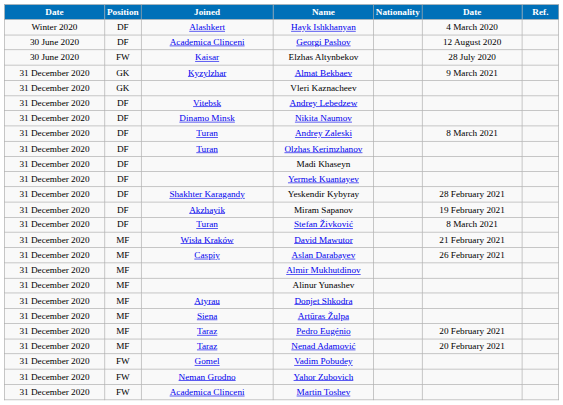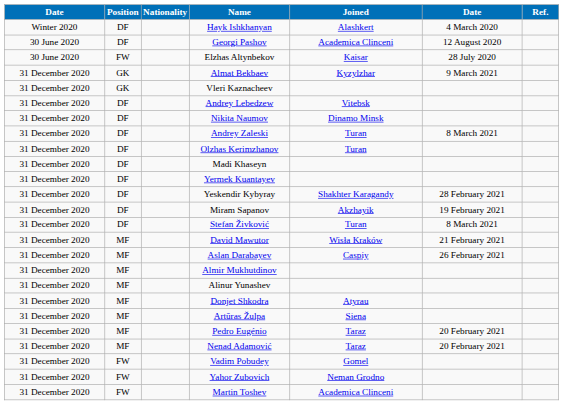columns swapped: (398, 12) <-> (207, 12)
